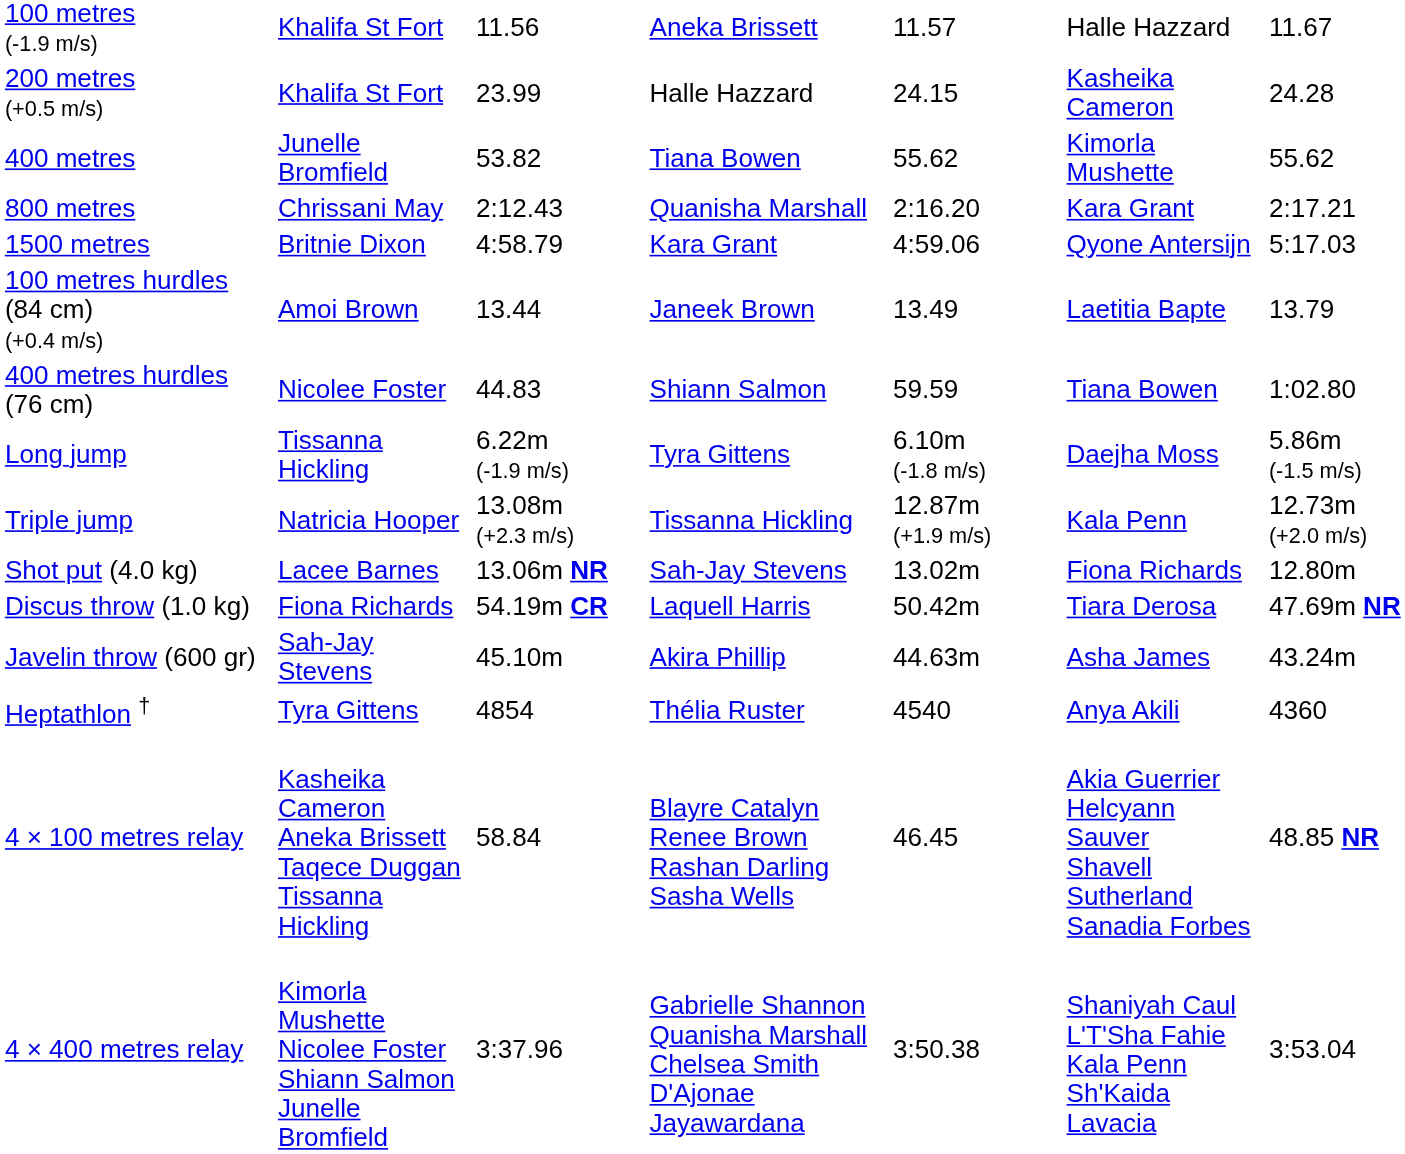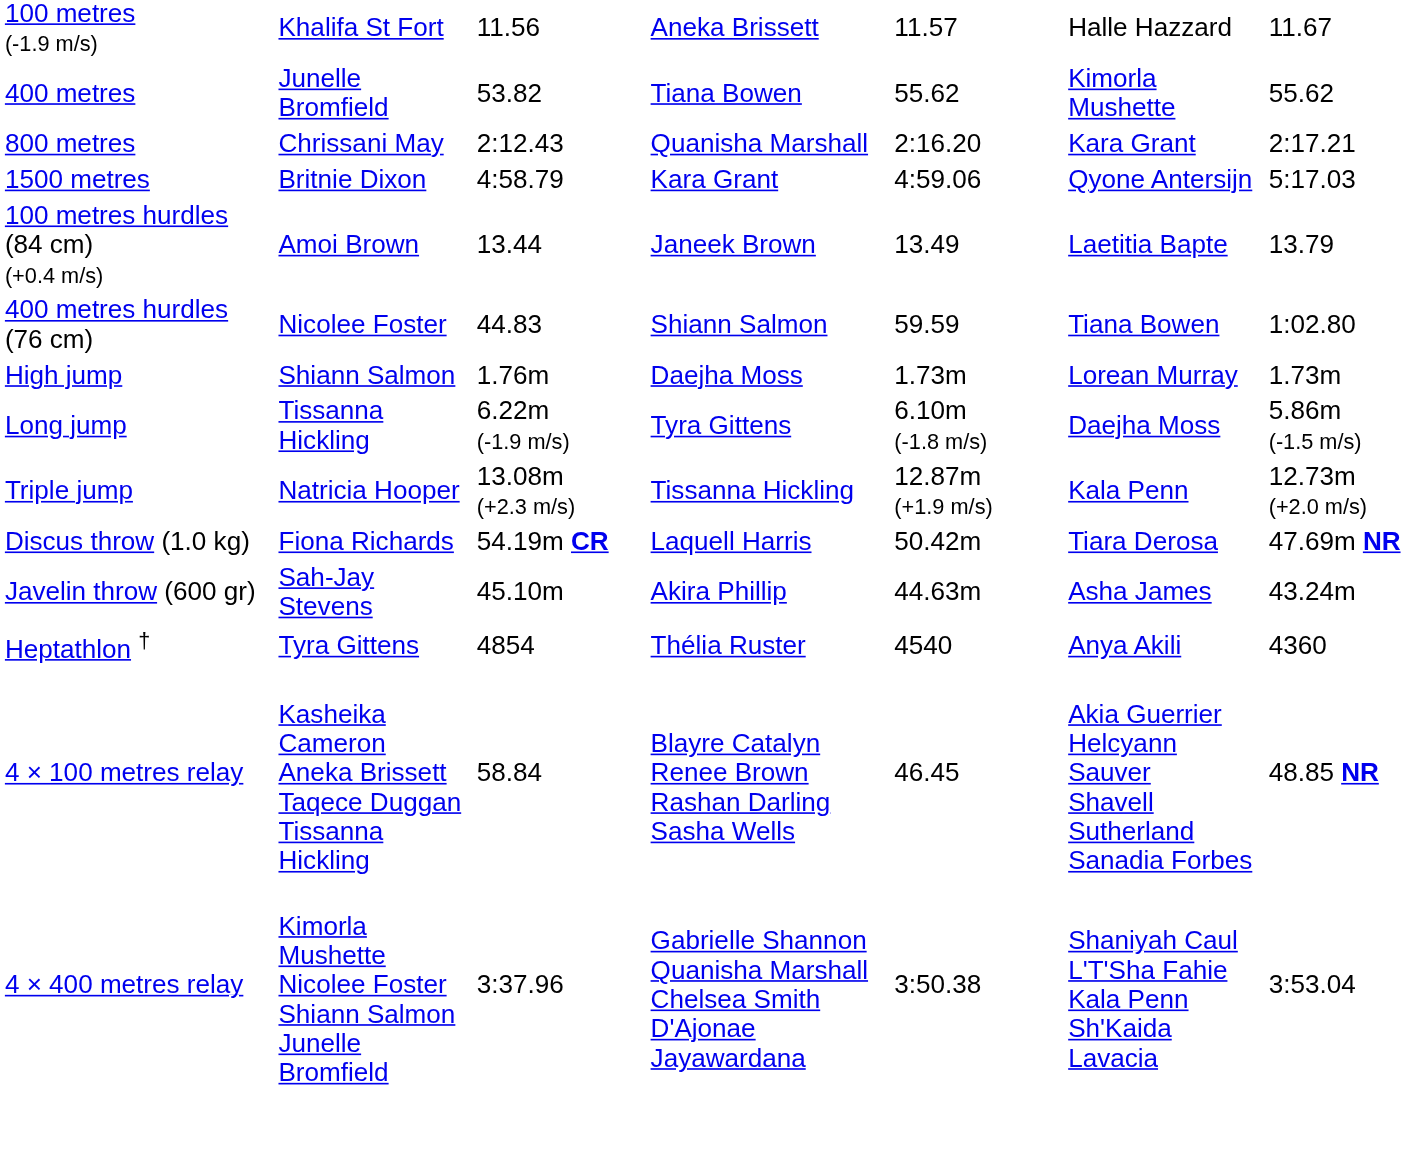- row: (70, 93)
+ row: (64, 375)
- row: (101, 570)
